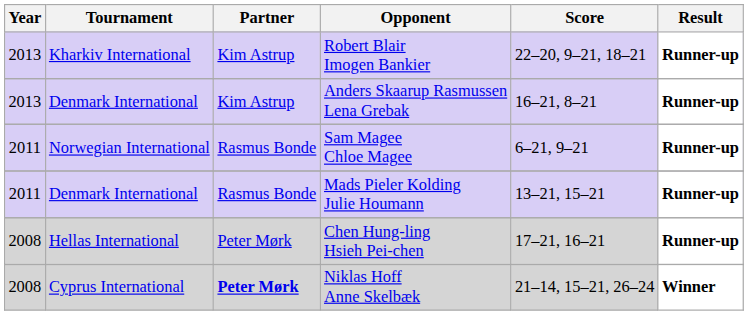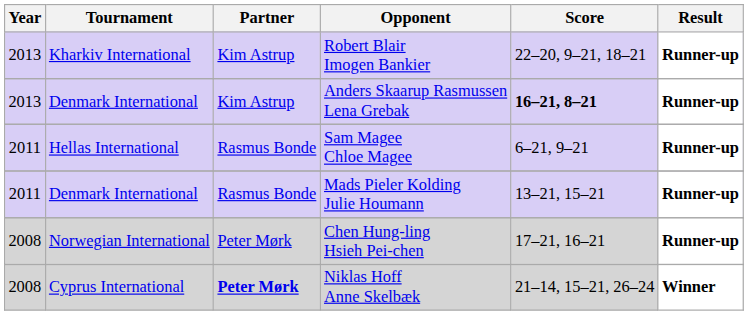(556, 101) normal -> (556, 101) bold
(129, 148) Norwegian International -> (114, 148) Hellas International
(114, 241) Hellas International -> (129, 241) Norwegian International
